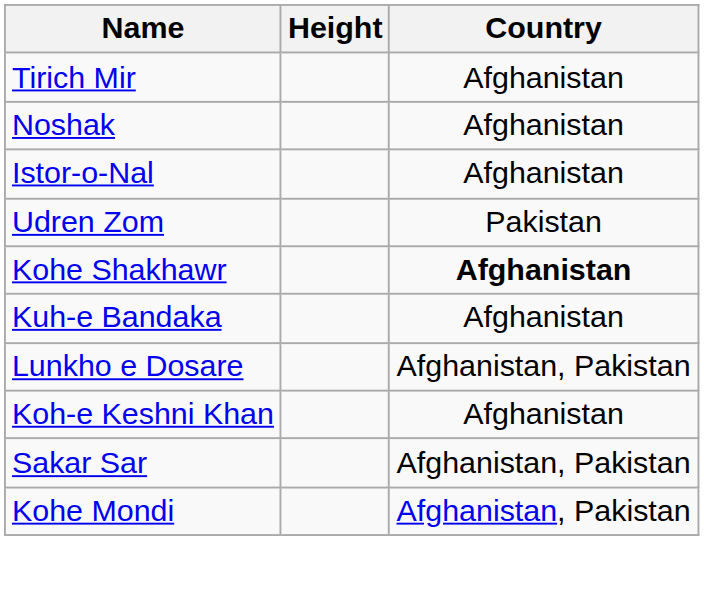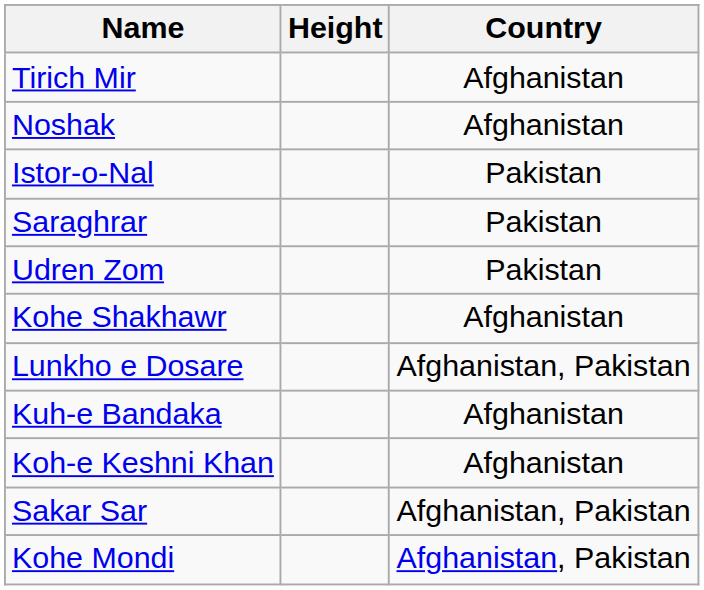(544, 173) Afghanistan -> (544, 173) Pakistan
+ row: (80, 221)
(544, 269) bold -> (544, 317) normal
rows swapped: (128, 366) <-> (117, 317)
